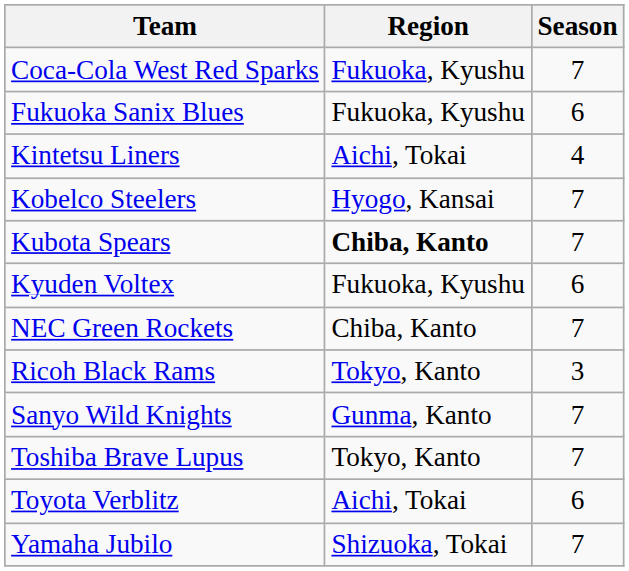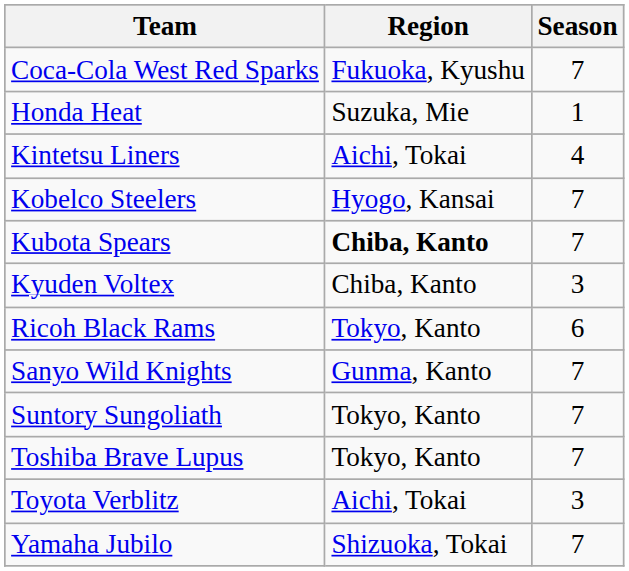- row: (127, 112)
+ row: (76, 112)
(428, 284) Fukuoka, Kyushu -> (404, 284) Chiba, Kanto
(577, 284) 6 -> (577, 284) 3
- row: (122, 328)
(577, 371) 3 -> (577, 328) 6
+ row: (117, 414)
(577, 500) 6 -> (577, 500) 3
